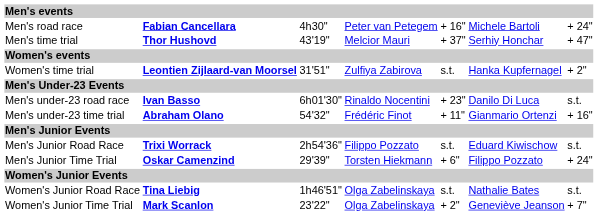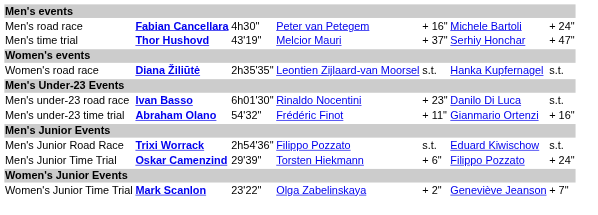+ row: (52, 71)
- row: (50, 71)
- row: (72, 190)
